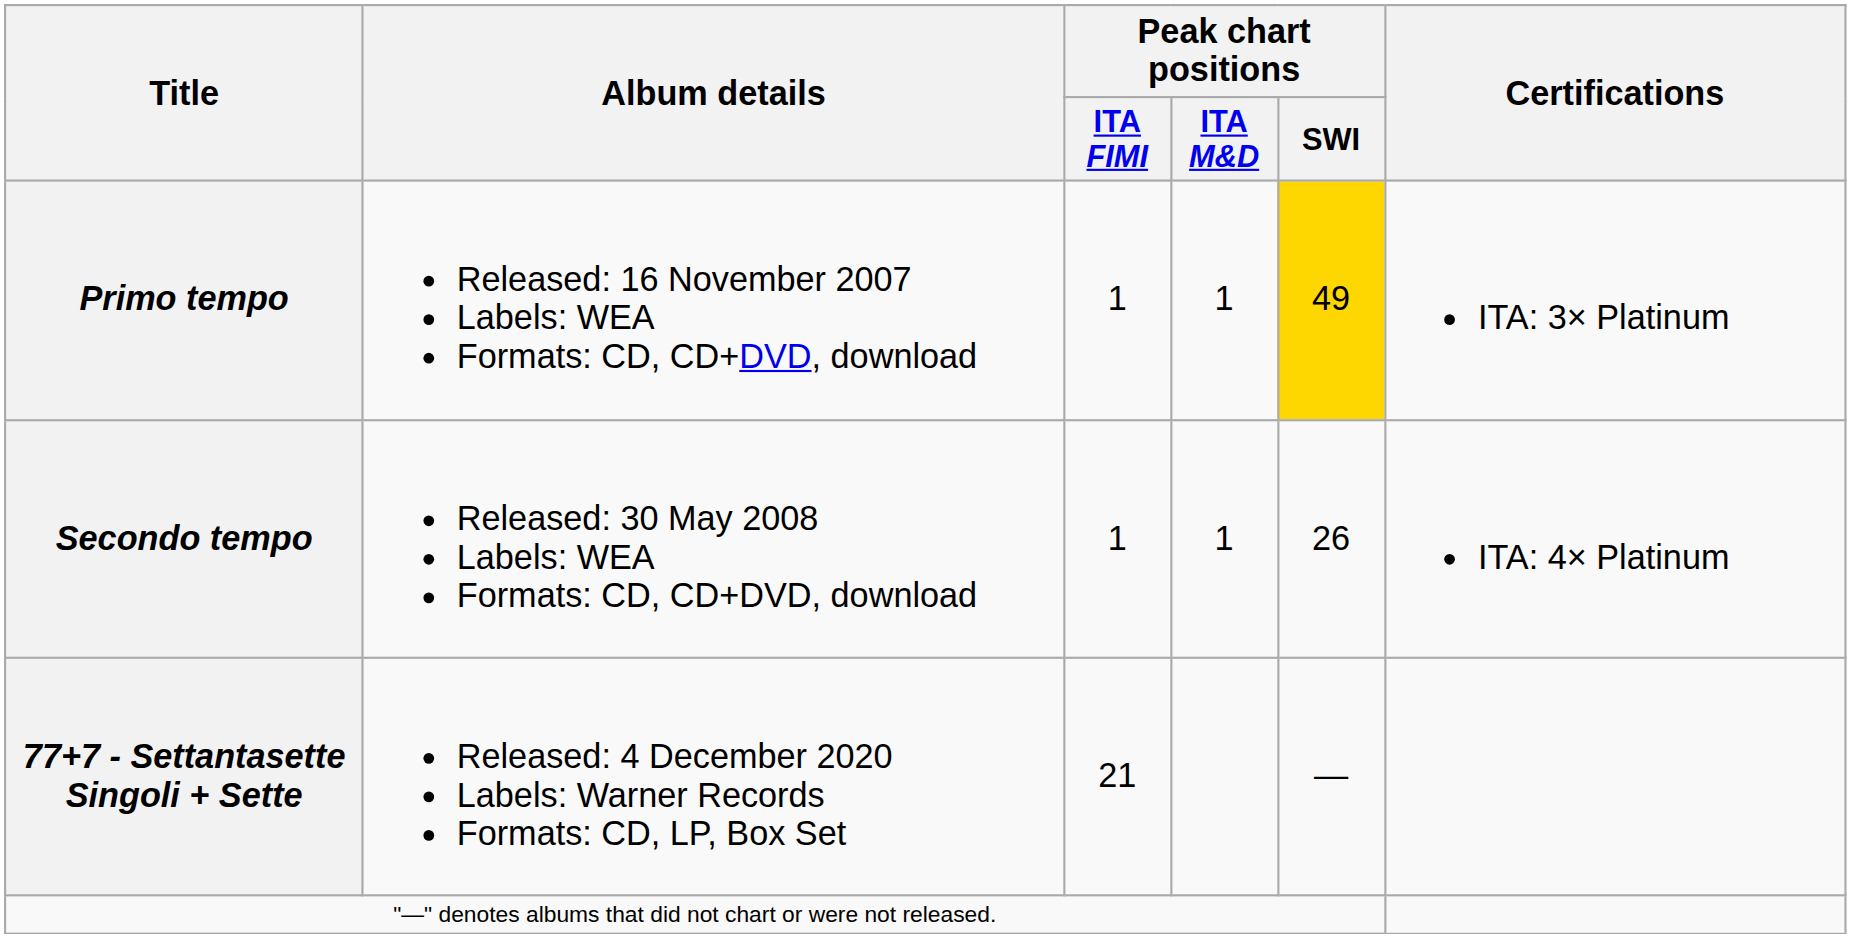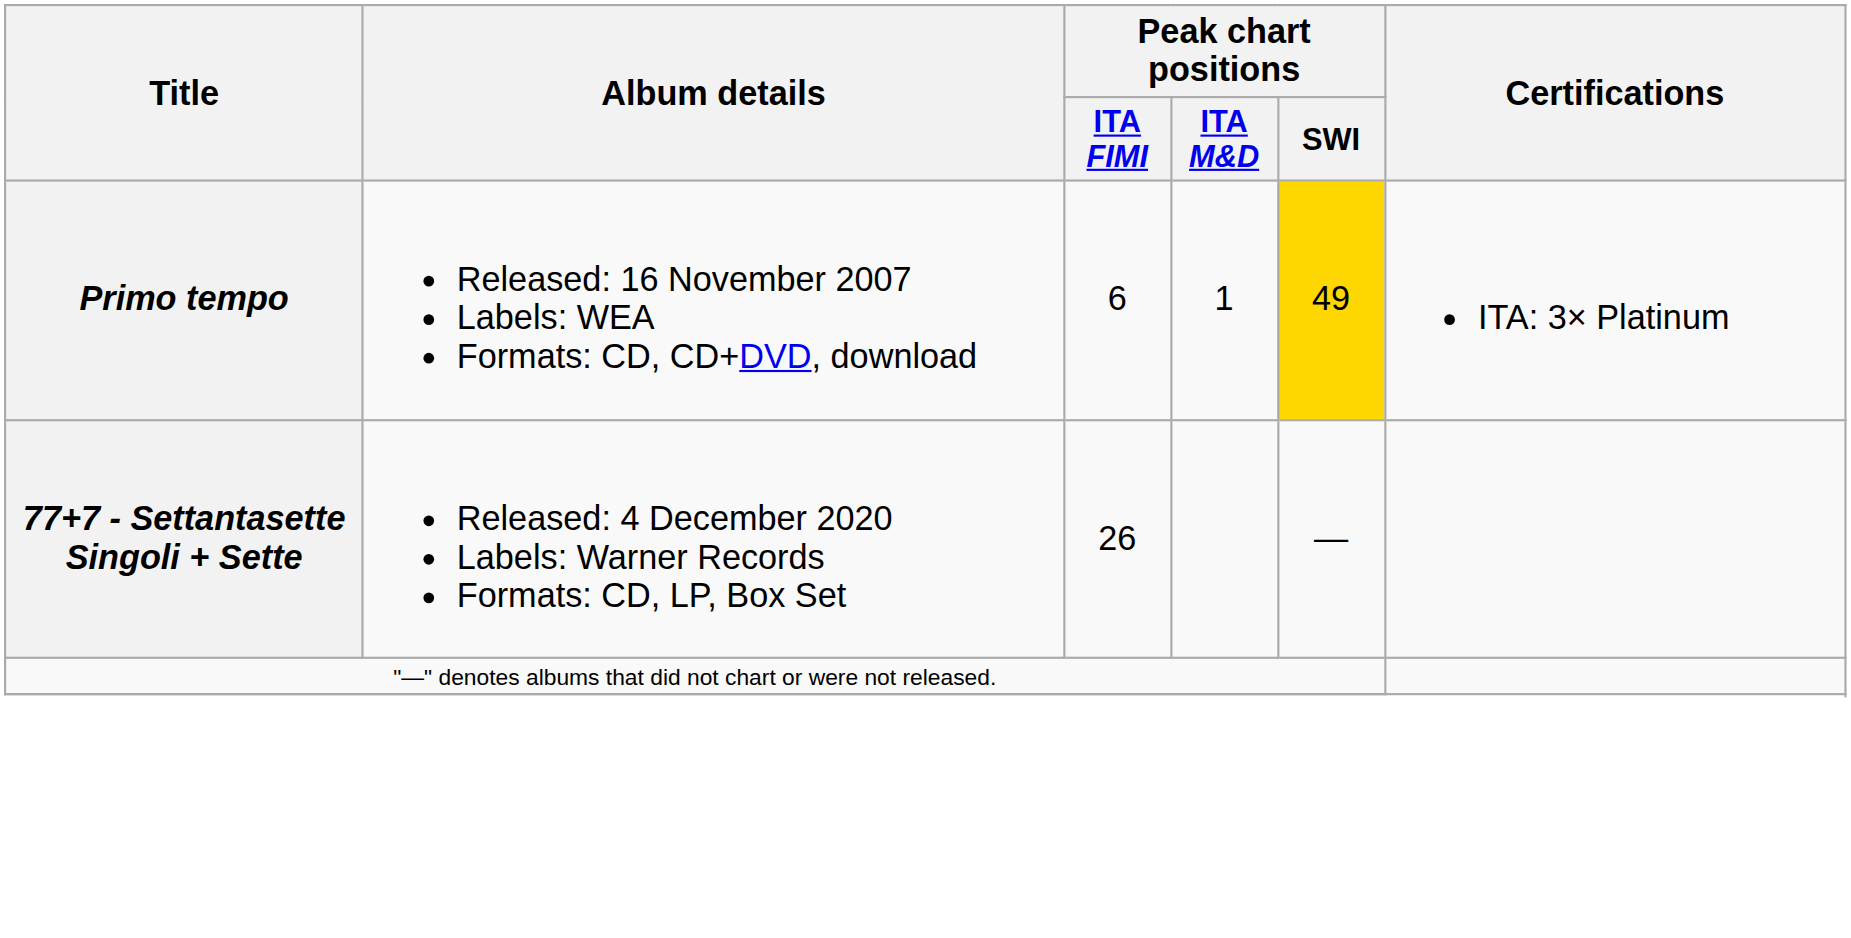(1117, 299) 1 -> (1117, 299) 6
- row: (184, 537)
(1117, 776) 21 -> (1117, 537) 26
